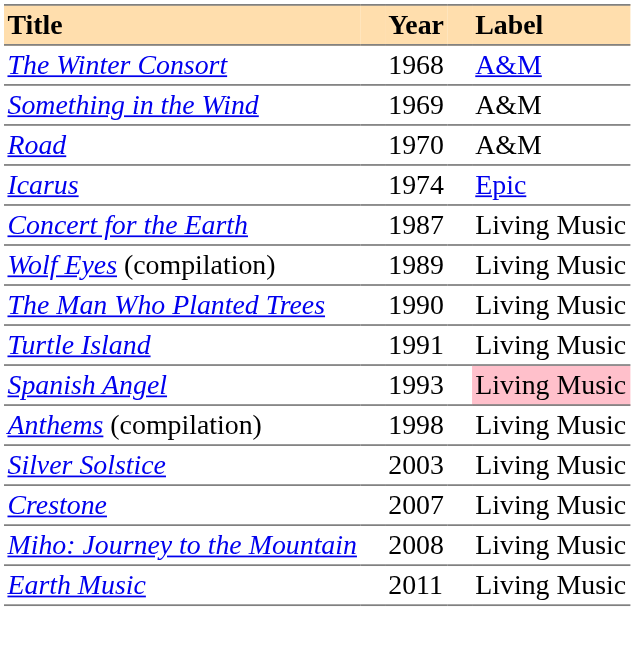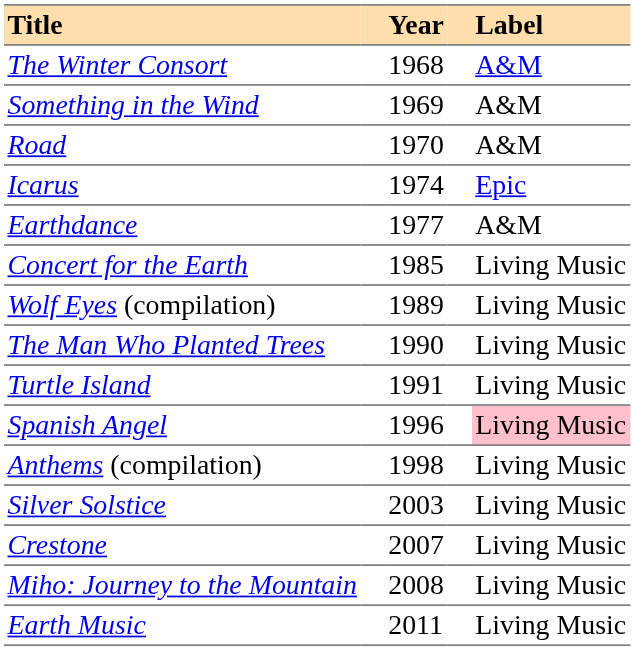+ row: (72, 224)
(416, 224) 1987 -> (416, 264) 1985
(416, 384) 1993 -> (416, 424) 1996
